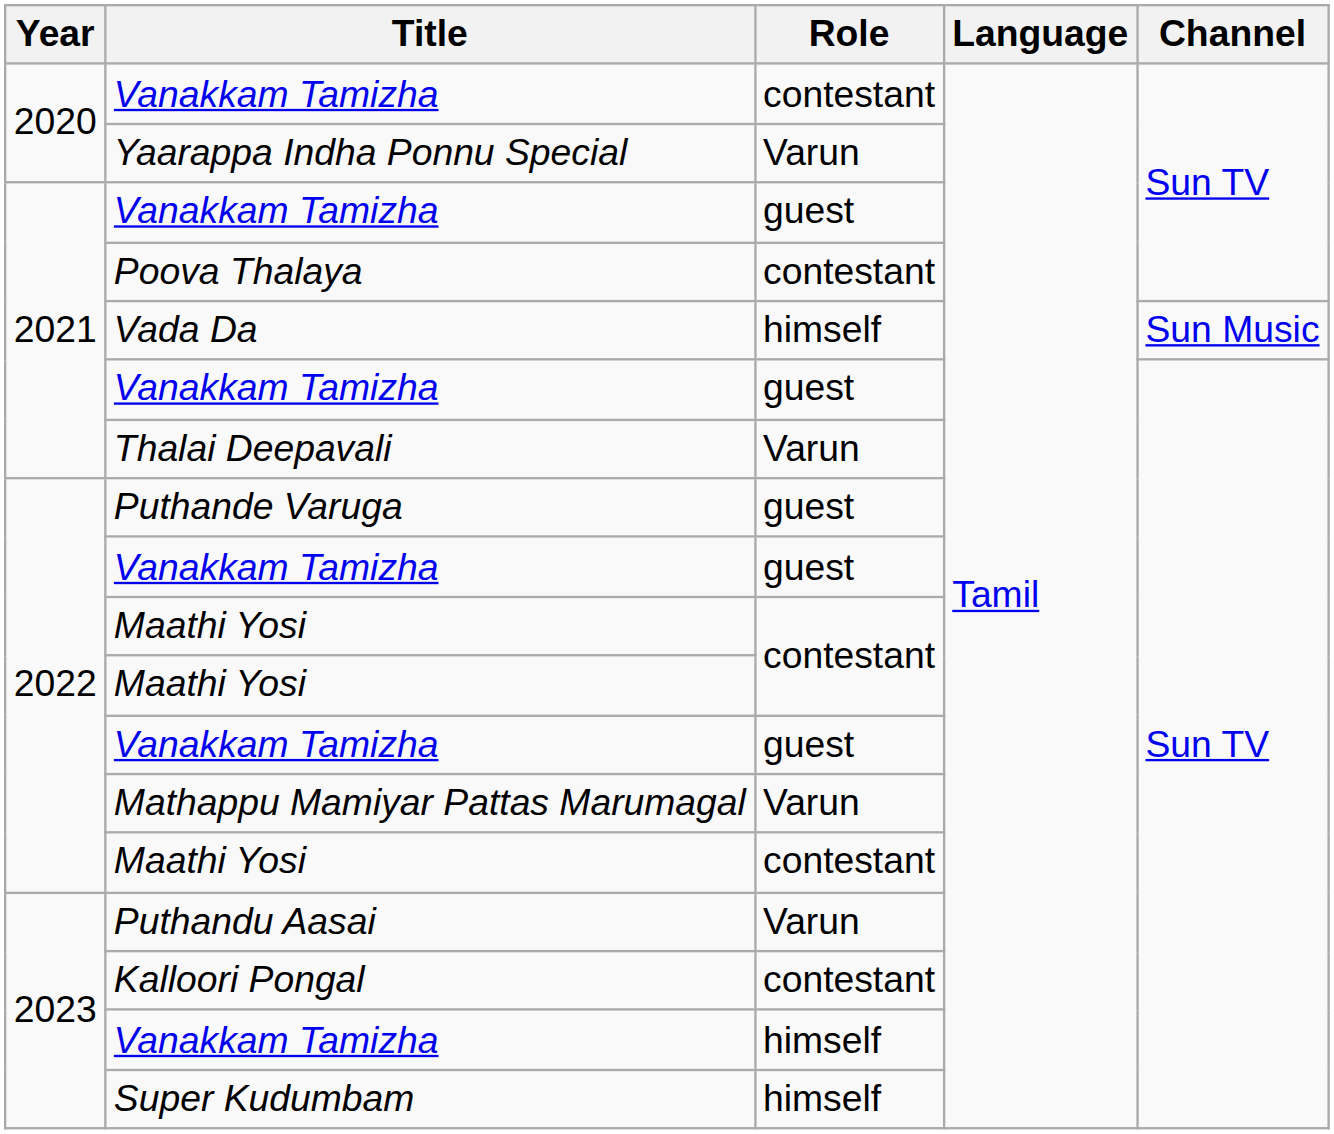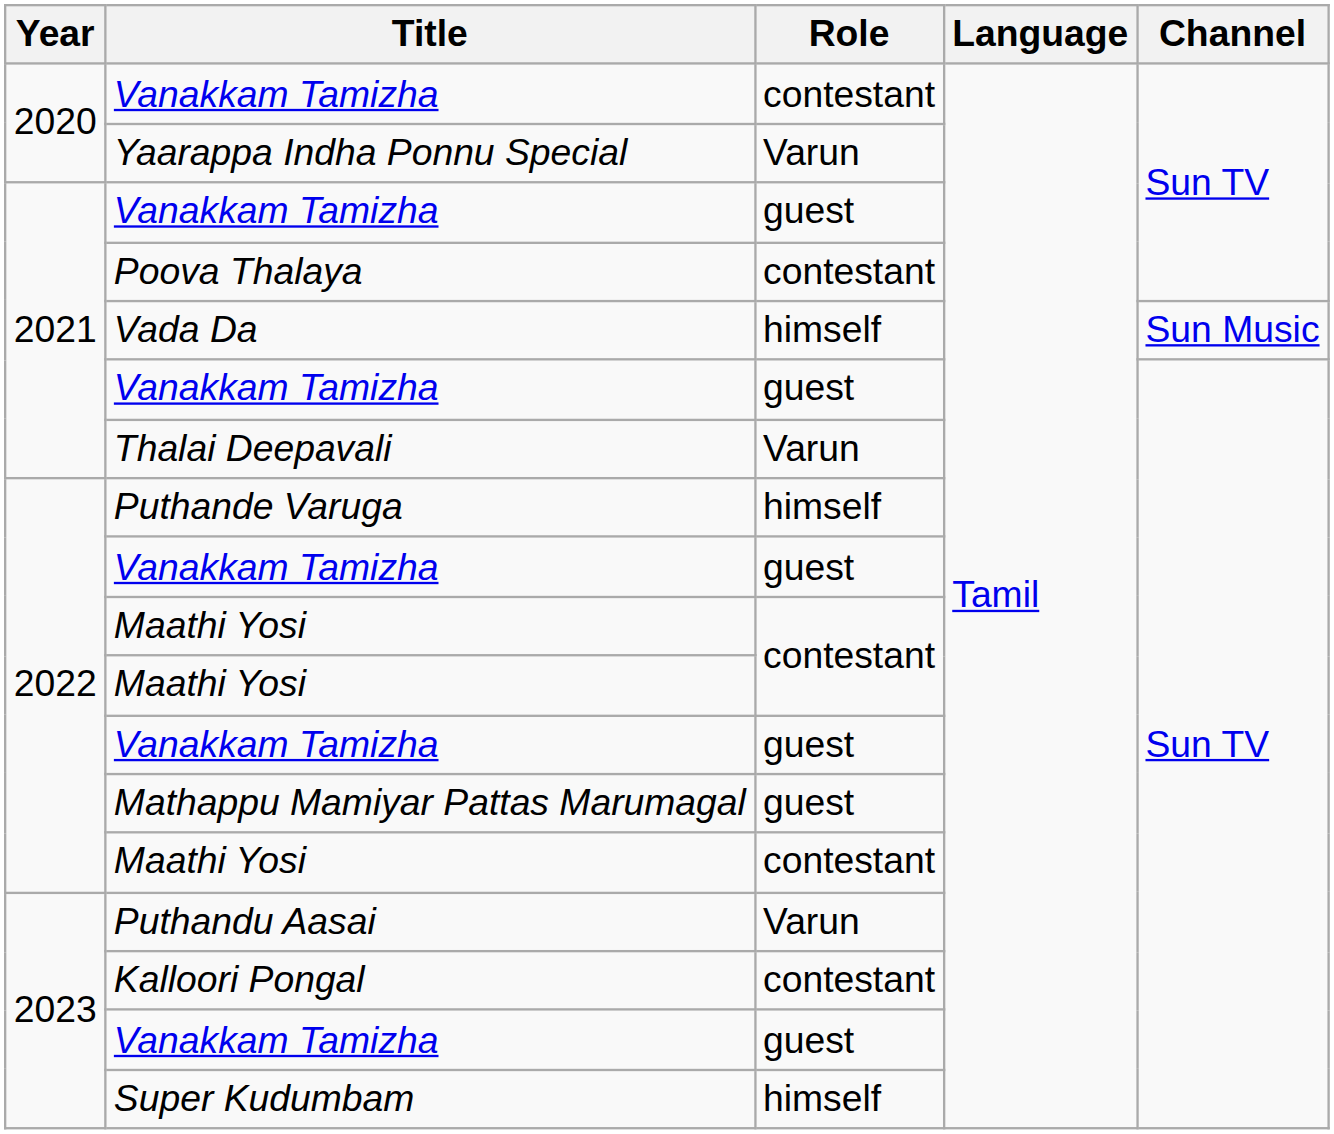(809, 507) guest -> (822, 507) himself
(811, 802) Varun -> (809, 802) guest
(822, 1039) himself -> (809, 1039) guest
